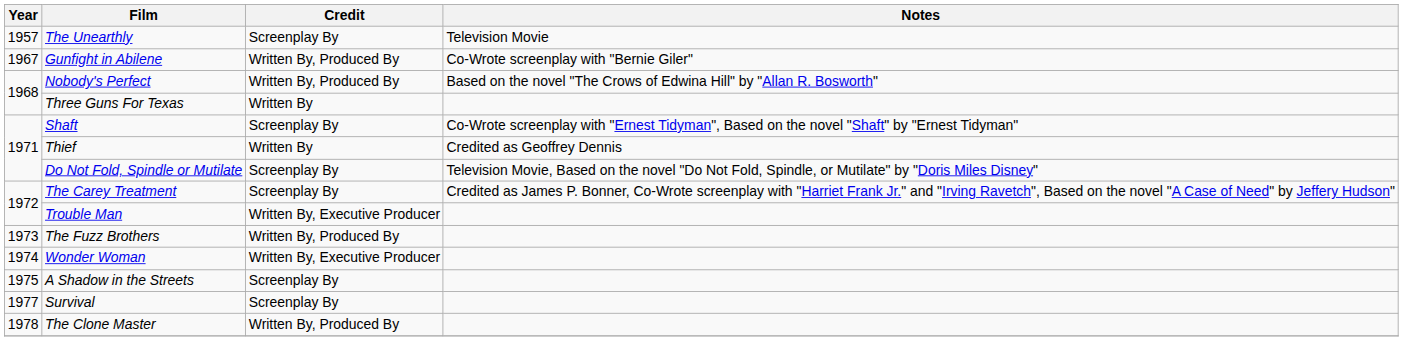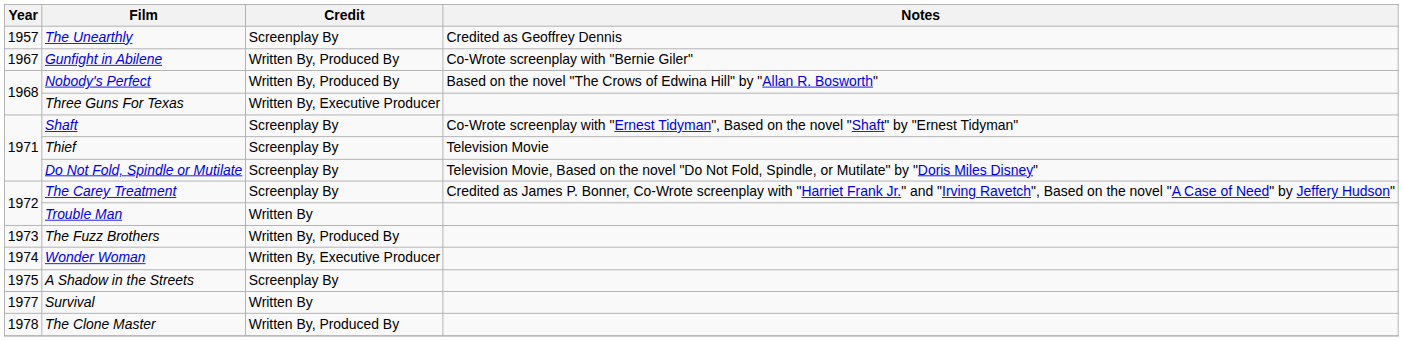(498, 37) Television Movie -> (534, 37) Credited as Geoffrey Dennis
(281, 103) Written By -> (344, 103) Written By, Executive Producer
(281, 147) Written By -> (294, 147) Screenplay By
(534, 147) Credited as Geoffrey Dennis -> (498, 147) Television Movie
(344, 214) Written By, Executive Producer -> (281, 214) Written By
(294, 302) Screenplay By -> (281, 302) Written By
